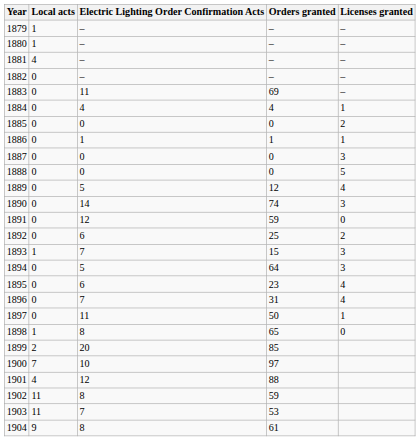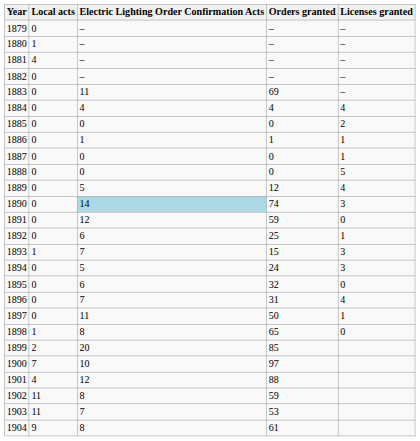(34, 28) 1 -> (34, 28) 0
(343, 108) 1 -> (343, 108) 4
(343, 156) 3 -> (343, 156) 1
(85, 204) no background -> (85, 204) lightblue background
(343, 236) 2 -> (343, 236) 1
(274, 268) 64 -> (274, 268) 24
(274, 284) 23 -> (274, 284) 32
(343, 284) 4 -> (343, 284) 0
